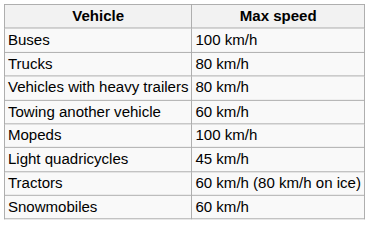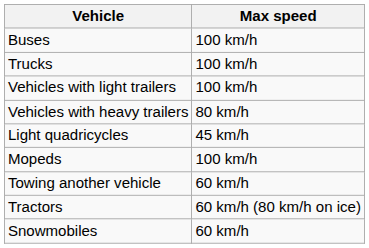(222, 64) 80 km/h -> (226, 64) 100 km/h
+ row: (92, 87)
rows swapped: (84, 111) <-> (68, 159)
